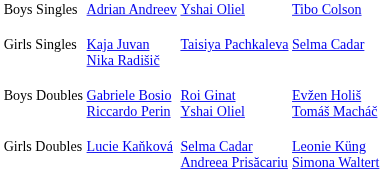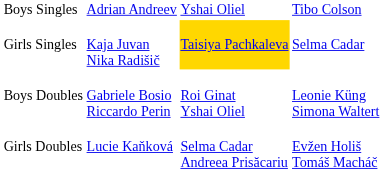(234, 44) no background -> (234, 44) gold background
(335, 103) Evžen Holiš Tomáš Macháč -> (336, 103) Leonie Küng Simona Waltert
(336, 154) Leonie Küng Simona Waltert -> (335, 154) Evžen Holiš Tomáš Macháč
